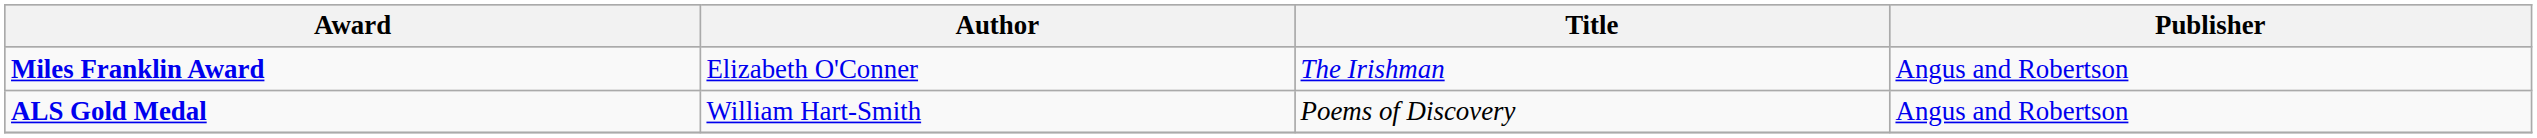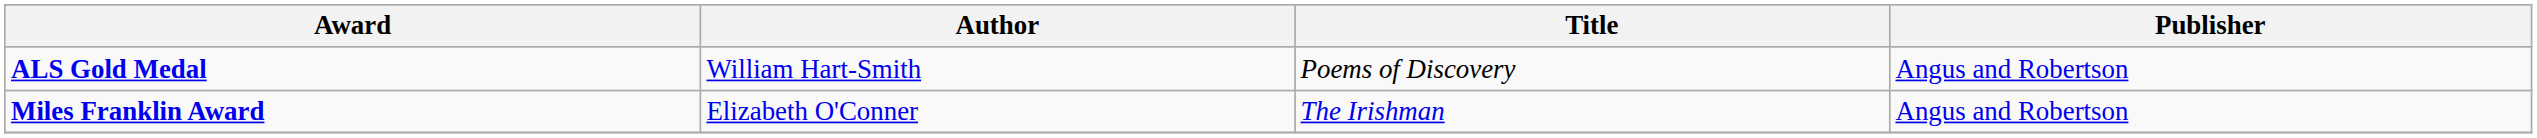rows swapped: (109, 111) <-> (138, 68)
